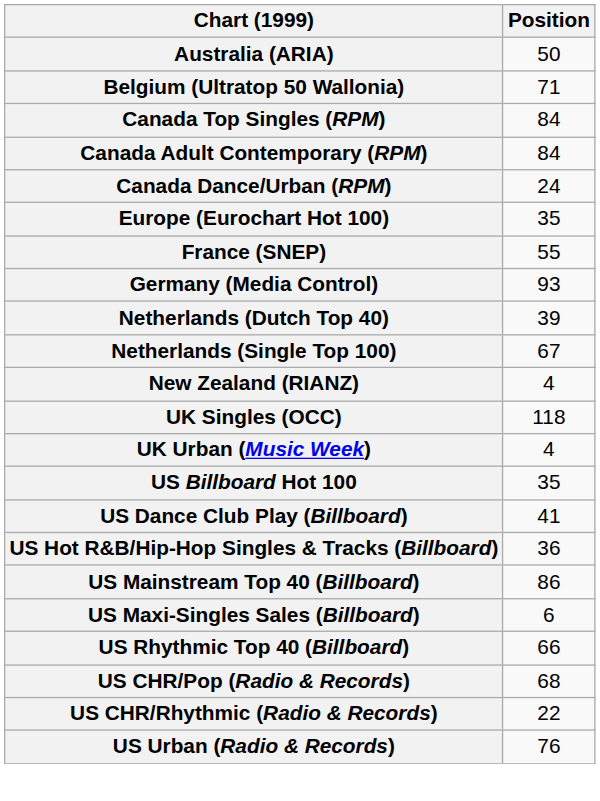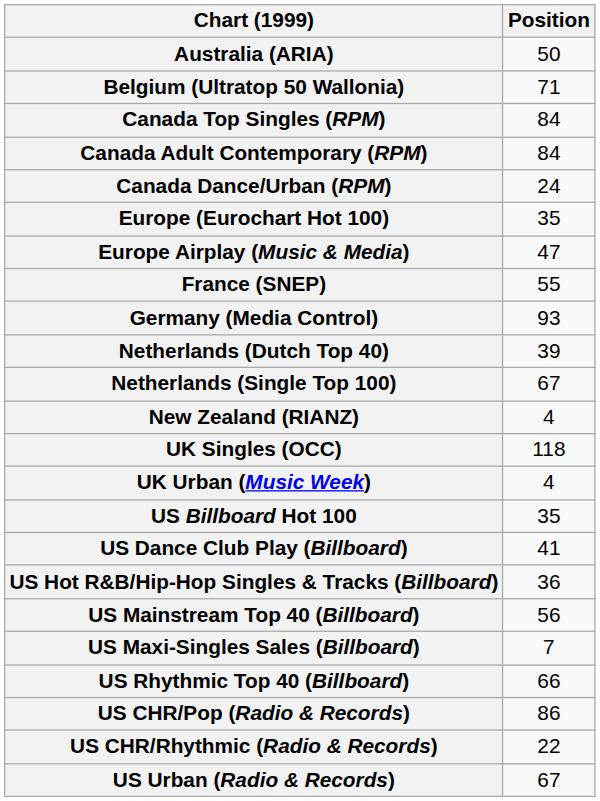+ row: (254, 251)
(549, 581) 86 -> (549, 614) 56
(549, 614) 6 -> (549, 647) 7
(549, 680) 68 -> (549, 713) 86
(549, 746) 76 -> (549, 779) 67
